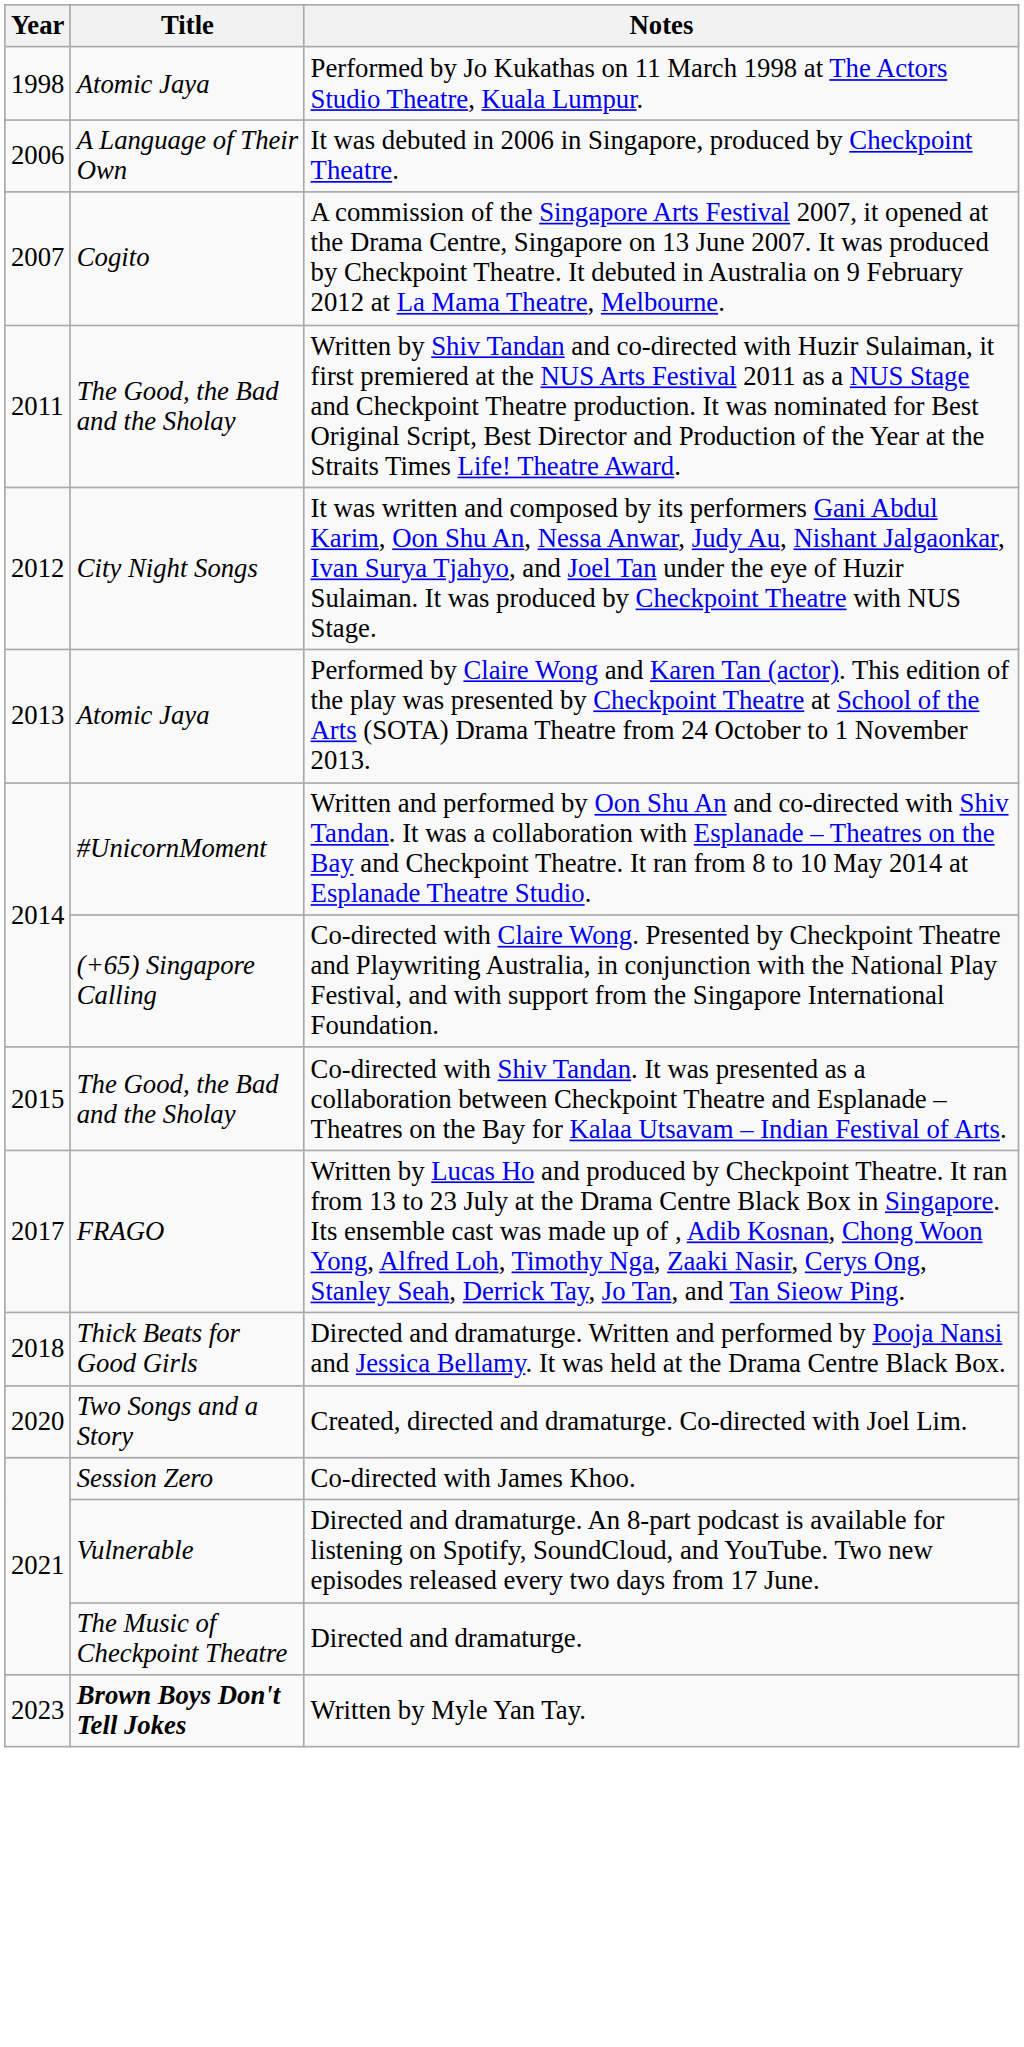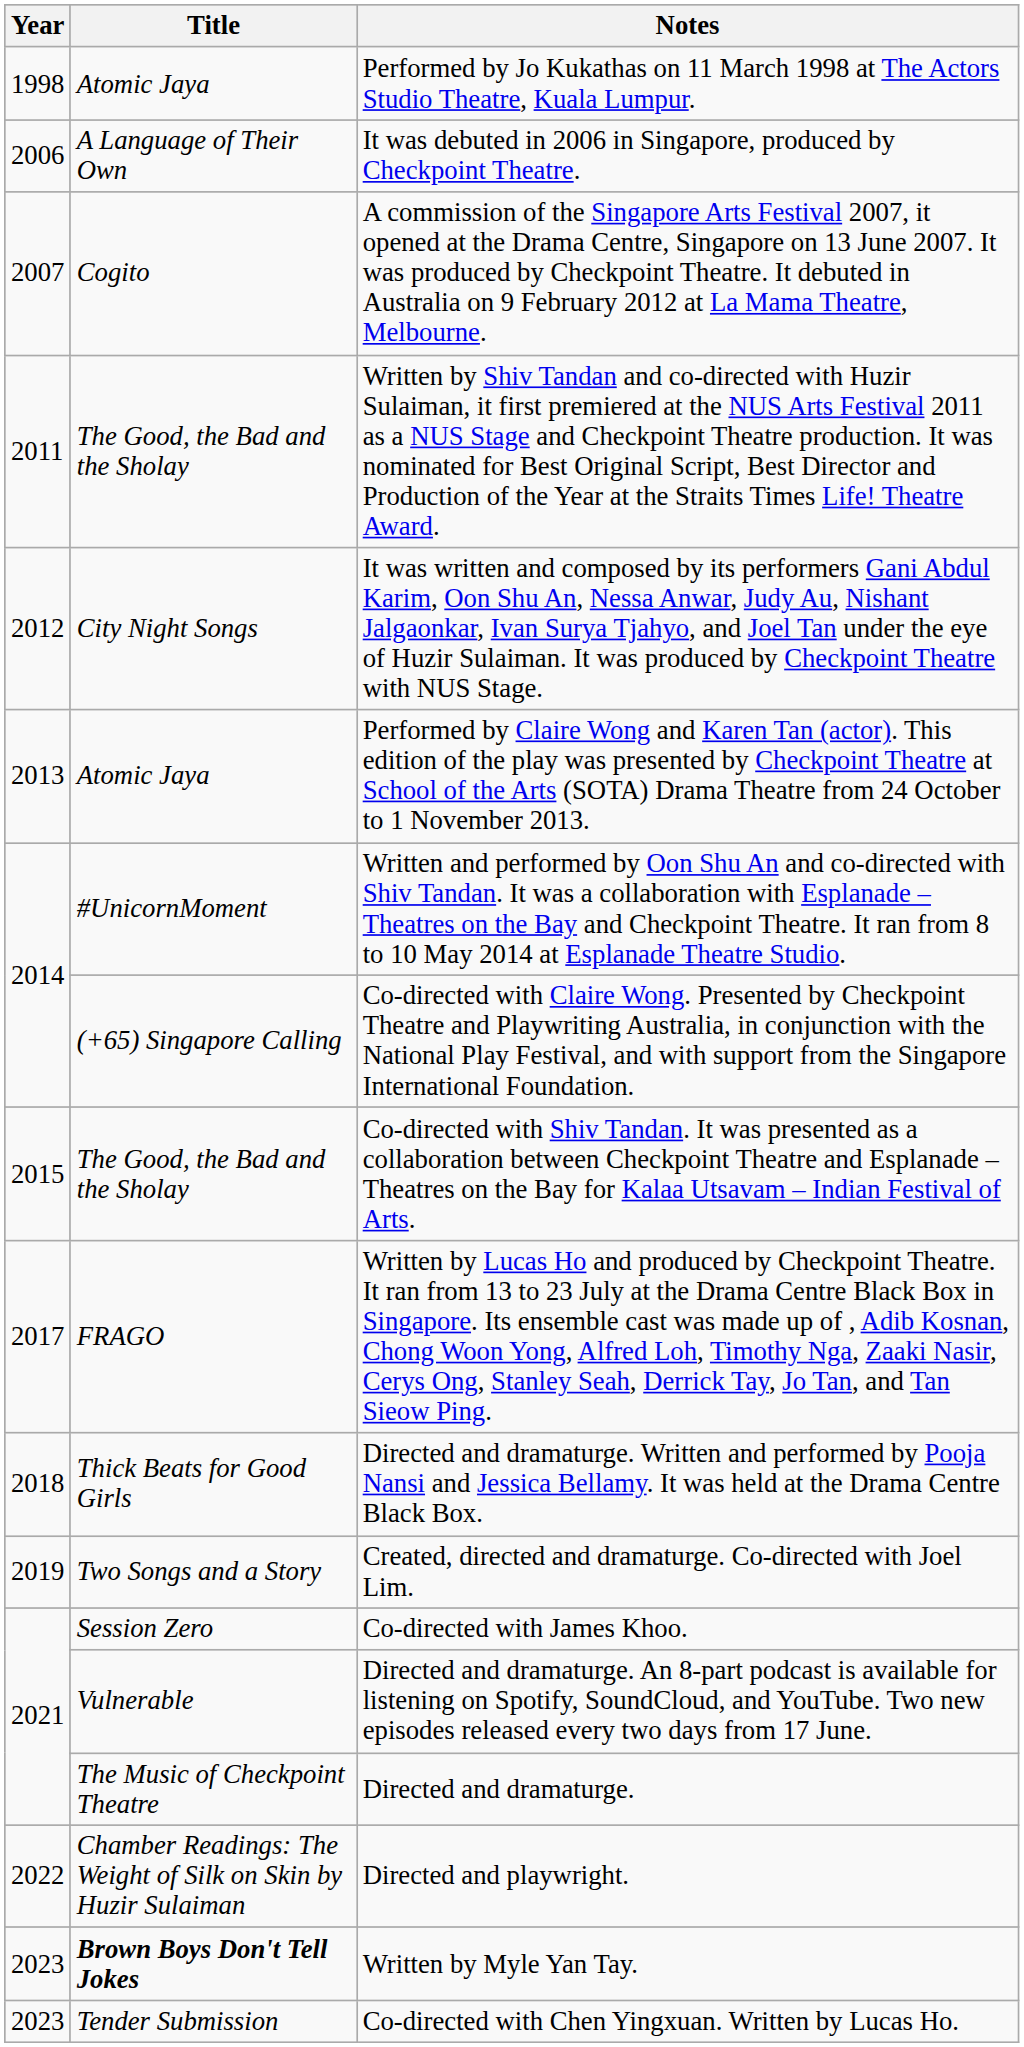(38, 1420) 2020 -> (38, 1571) 2019
+ row: (496, 1876)
+ row: (661, 2020)
